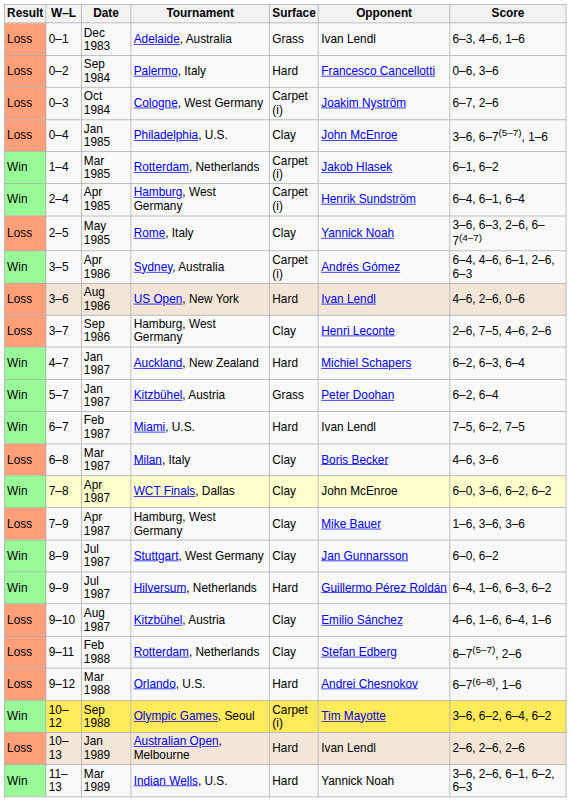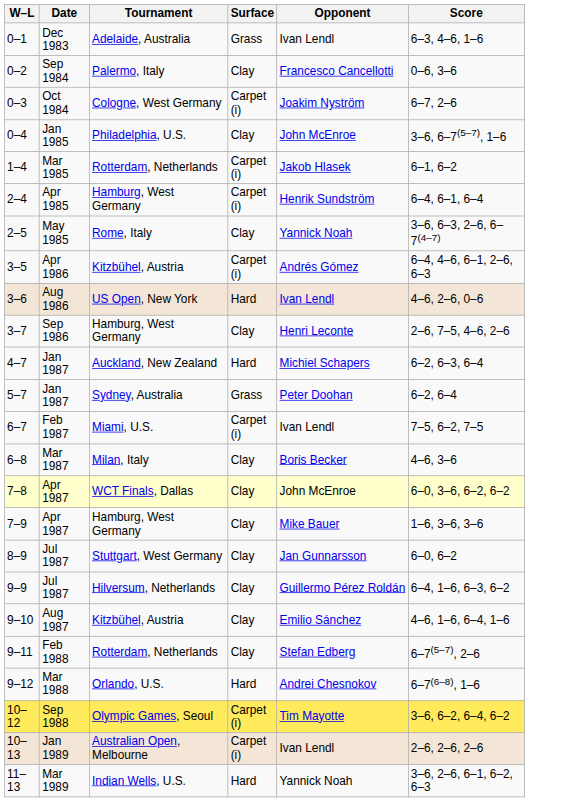- column: (25, 13)
(285, 71) Hard -> (243, 71) Clay
(179, 267) Sydney, Australia -> (138, 267) Kitzbühel, Austria
(179, 395) Kitzbühel, Austria -> (137, 395) Sydney, Australia
(285, 427) Hard -> (248, 427) Carpet (i)
(285, 588) Hard -> (243, 588) Clay
(285, 748) Hard -> (248, 748) Carpet (i)
